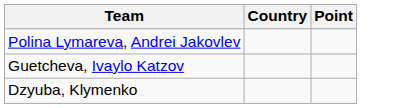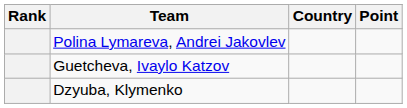+ column: (27, 16)
